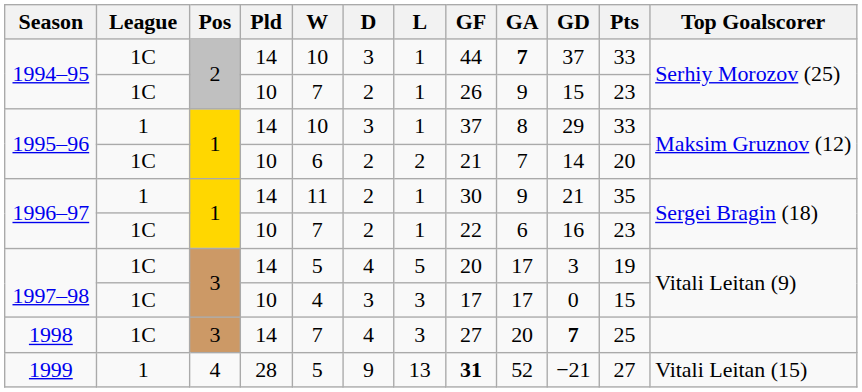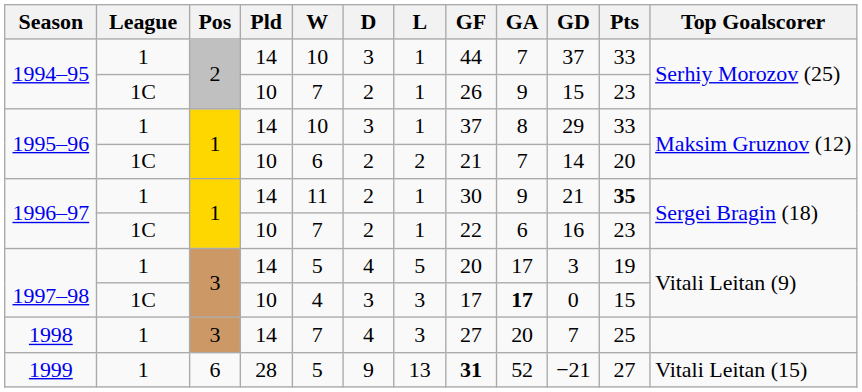(143, 56) 1C -> (143, 56) 1
(522, 56) bold -> (522, 56) normal
(625, 195) normal -> (625, 195) bold
(143, 265) 1C -> (143, 265) 1
(522, 299) normal -> (522, 299) bold
(143, 334) 1C -> (143, 334) 1
(573, 334) bold -> (573, 334) normal
(215, 369) 4 -> (215, 369) 6
